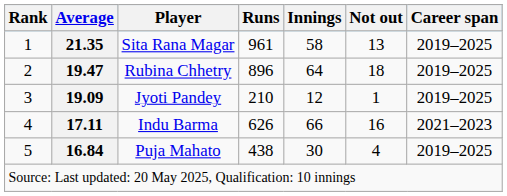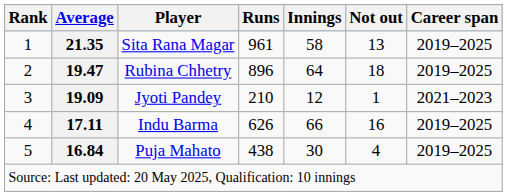(454, 97) 2019–2025 -> (454, 97) 2021–2023
(454, 124) 2021–2023 -> (454, 124) 2019–2025
